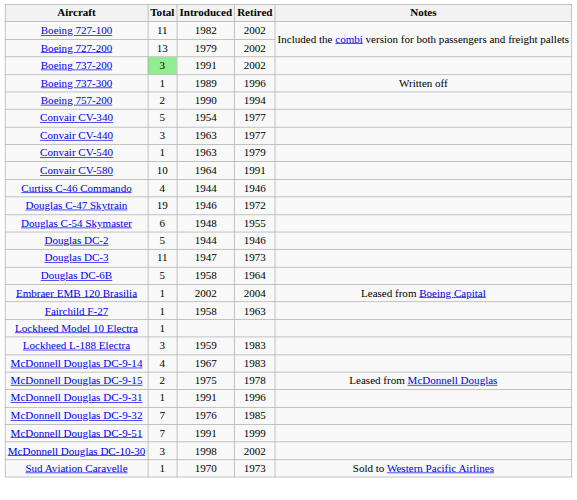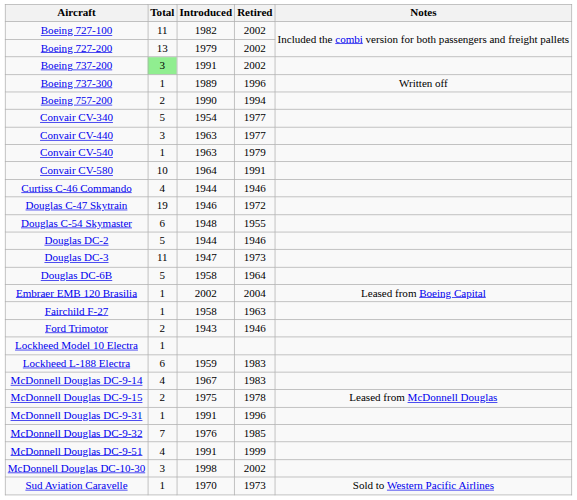+ row: (76, 328)
(162, 345) 3 -> (162, 363) 6
(162, 433) 7 -> (162, 450) 4
